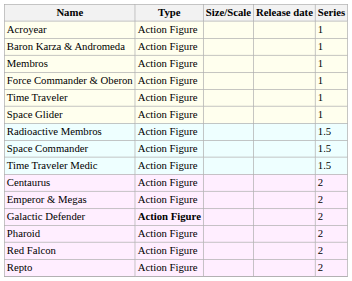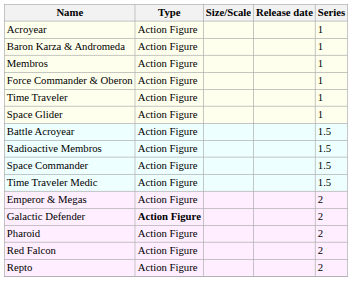+ row: (41, 132)
- row: (29, 183)
